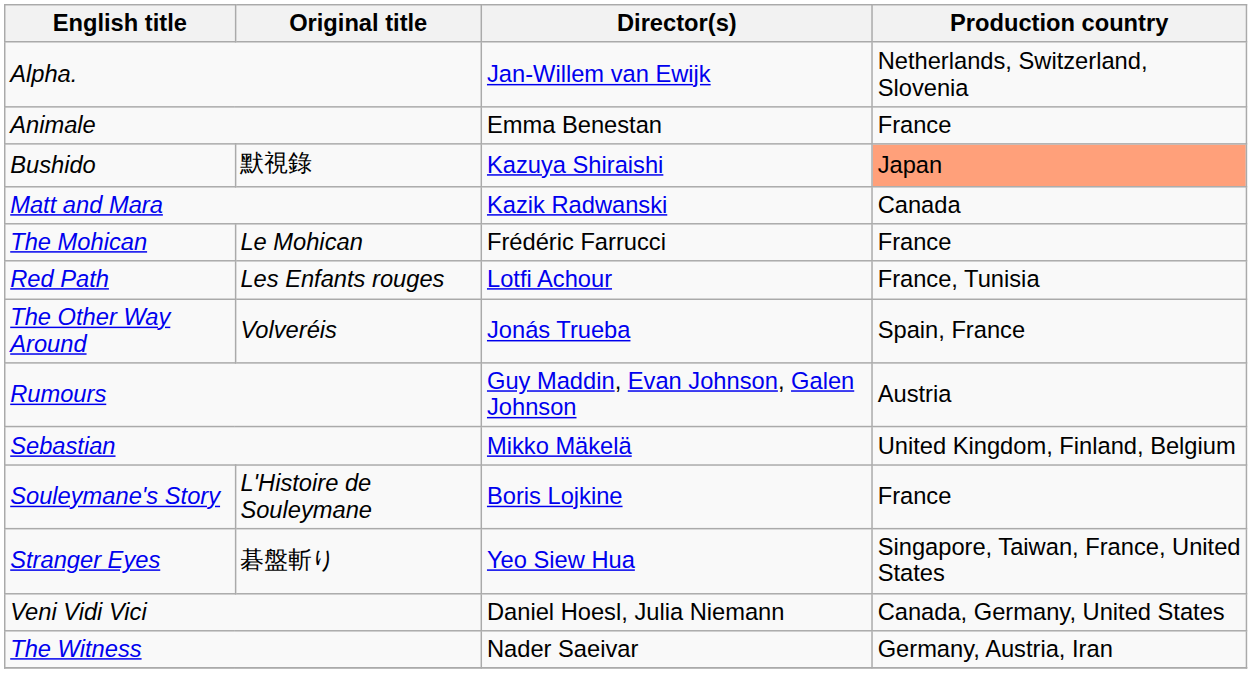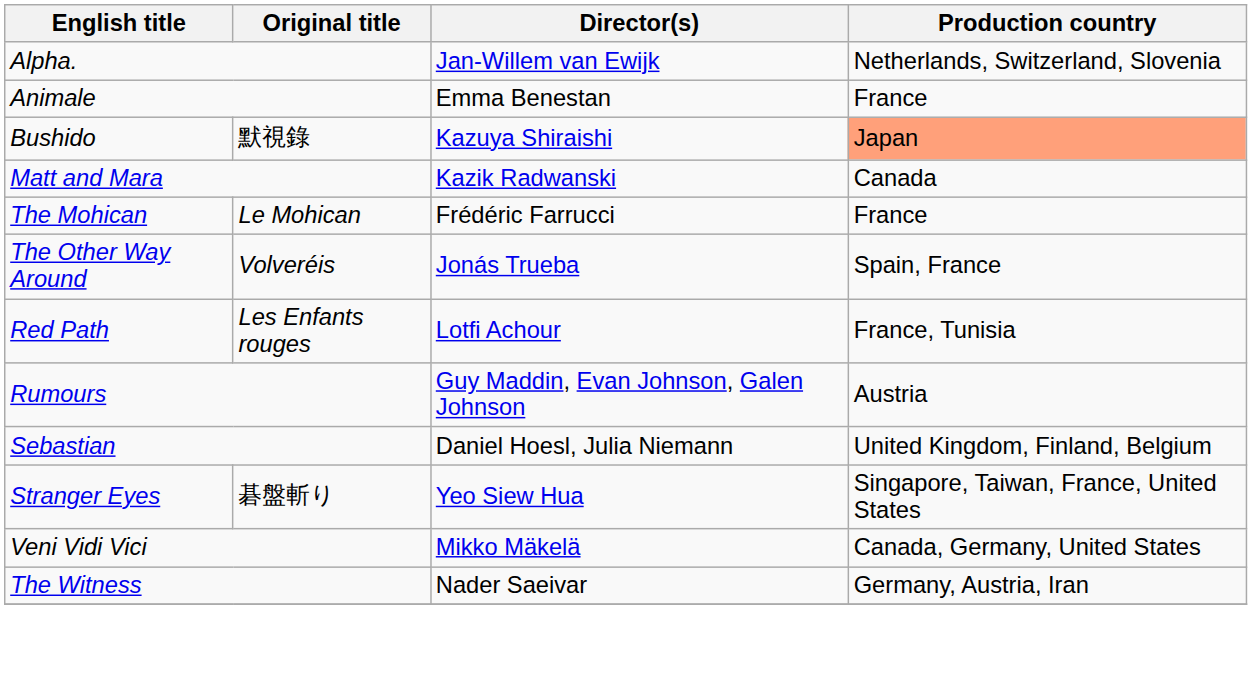rows swapped: (90, 330) <-> (60, 279)
(559, 445) Mikko Mäkelä -> (585, 445) Daniel Hoesl, Julia Niemann
- row: (115, 496)
(636, 611) Daniel Hoesl, Julia Niemann -> (508, 547) Mikko Mäkelä
